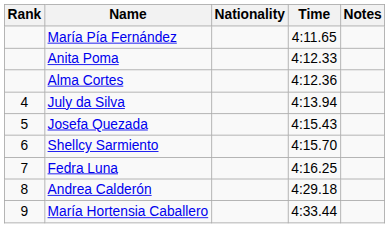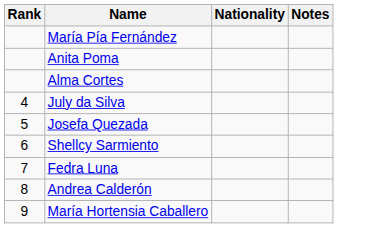- column: (314, 15)
